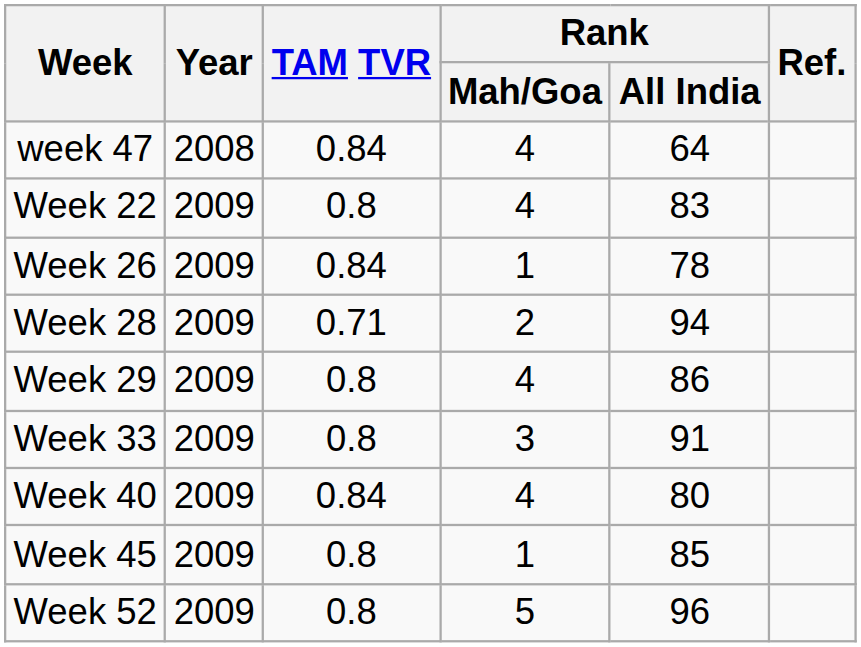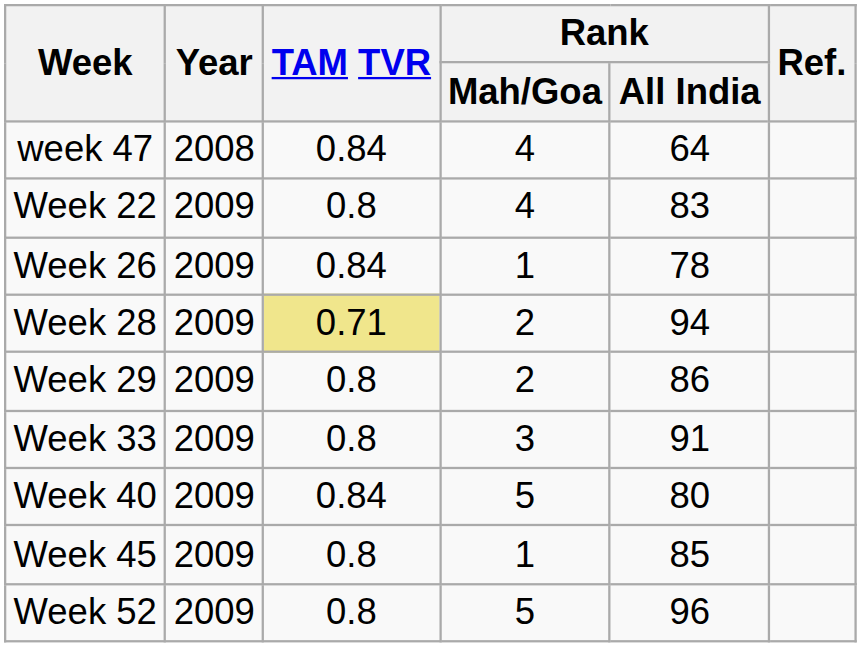(351, 322) no background -> (351, 322) khaki background
(525, 380) 4 -> (525, 380) 2
(525, 496) 4 -> (525, 496) 5
